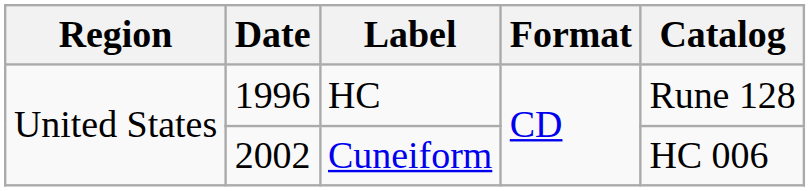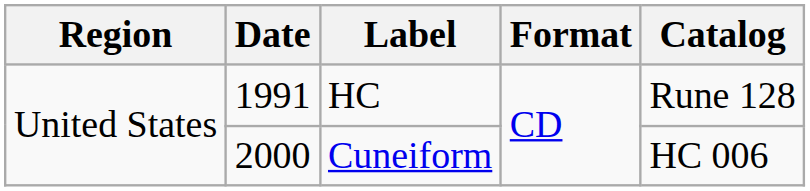(273, 94) 1996 -> (273, 94) 1991
(273, 154) 2002 -> (273, 154) 2000
